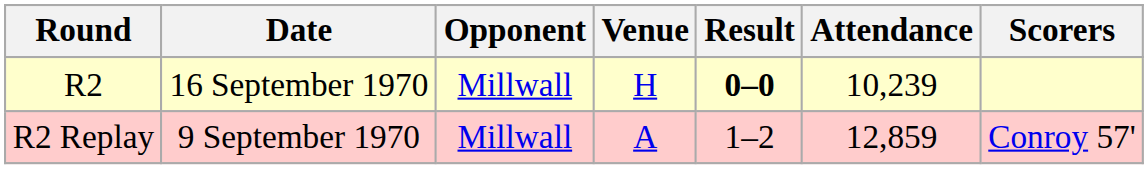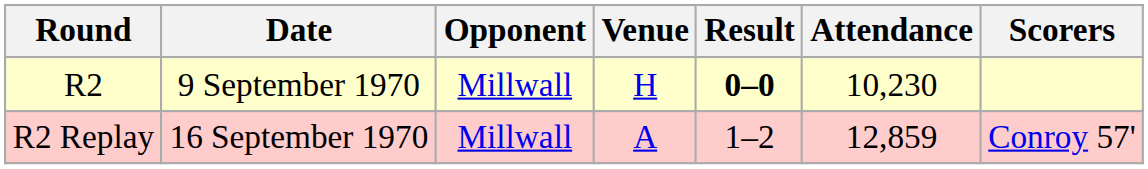(299, 83) 16 September 1970 -> (299, 83) 9 September 1970
(892, 83) 10,239 -> (892, 83) 10,230
(299, 136) 9 September 1970 -> (299, 136) 16 September 1970
